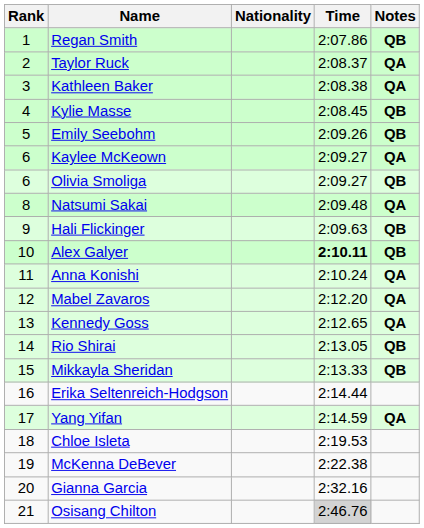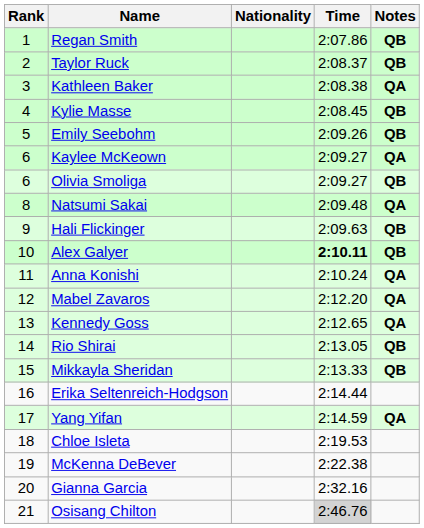(395, 63) QA -> (395, 63) QB
